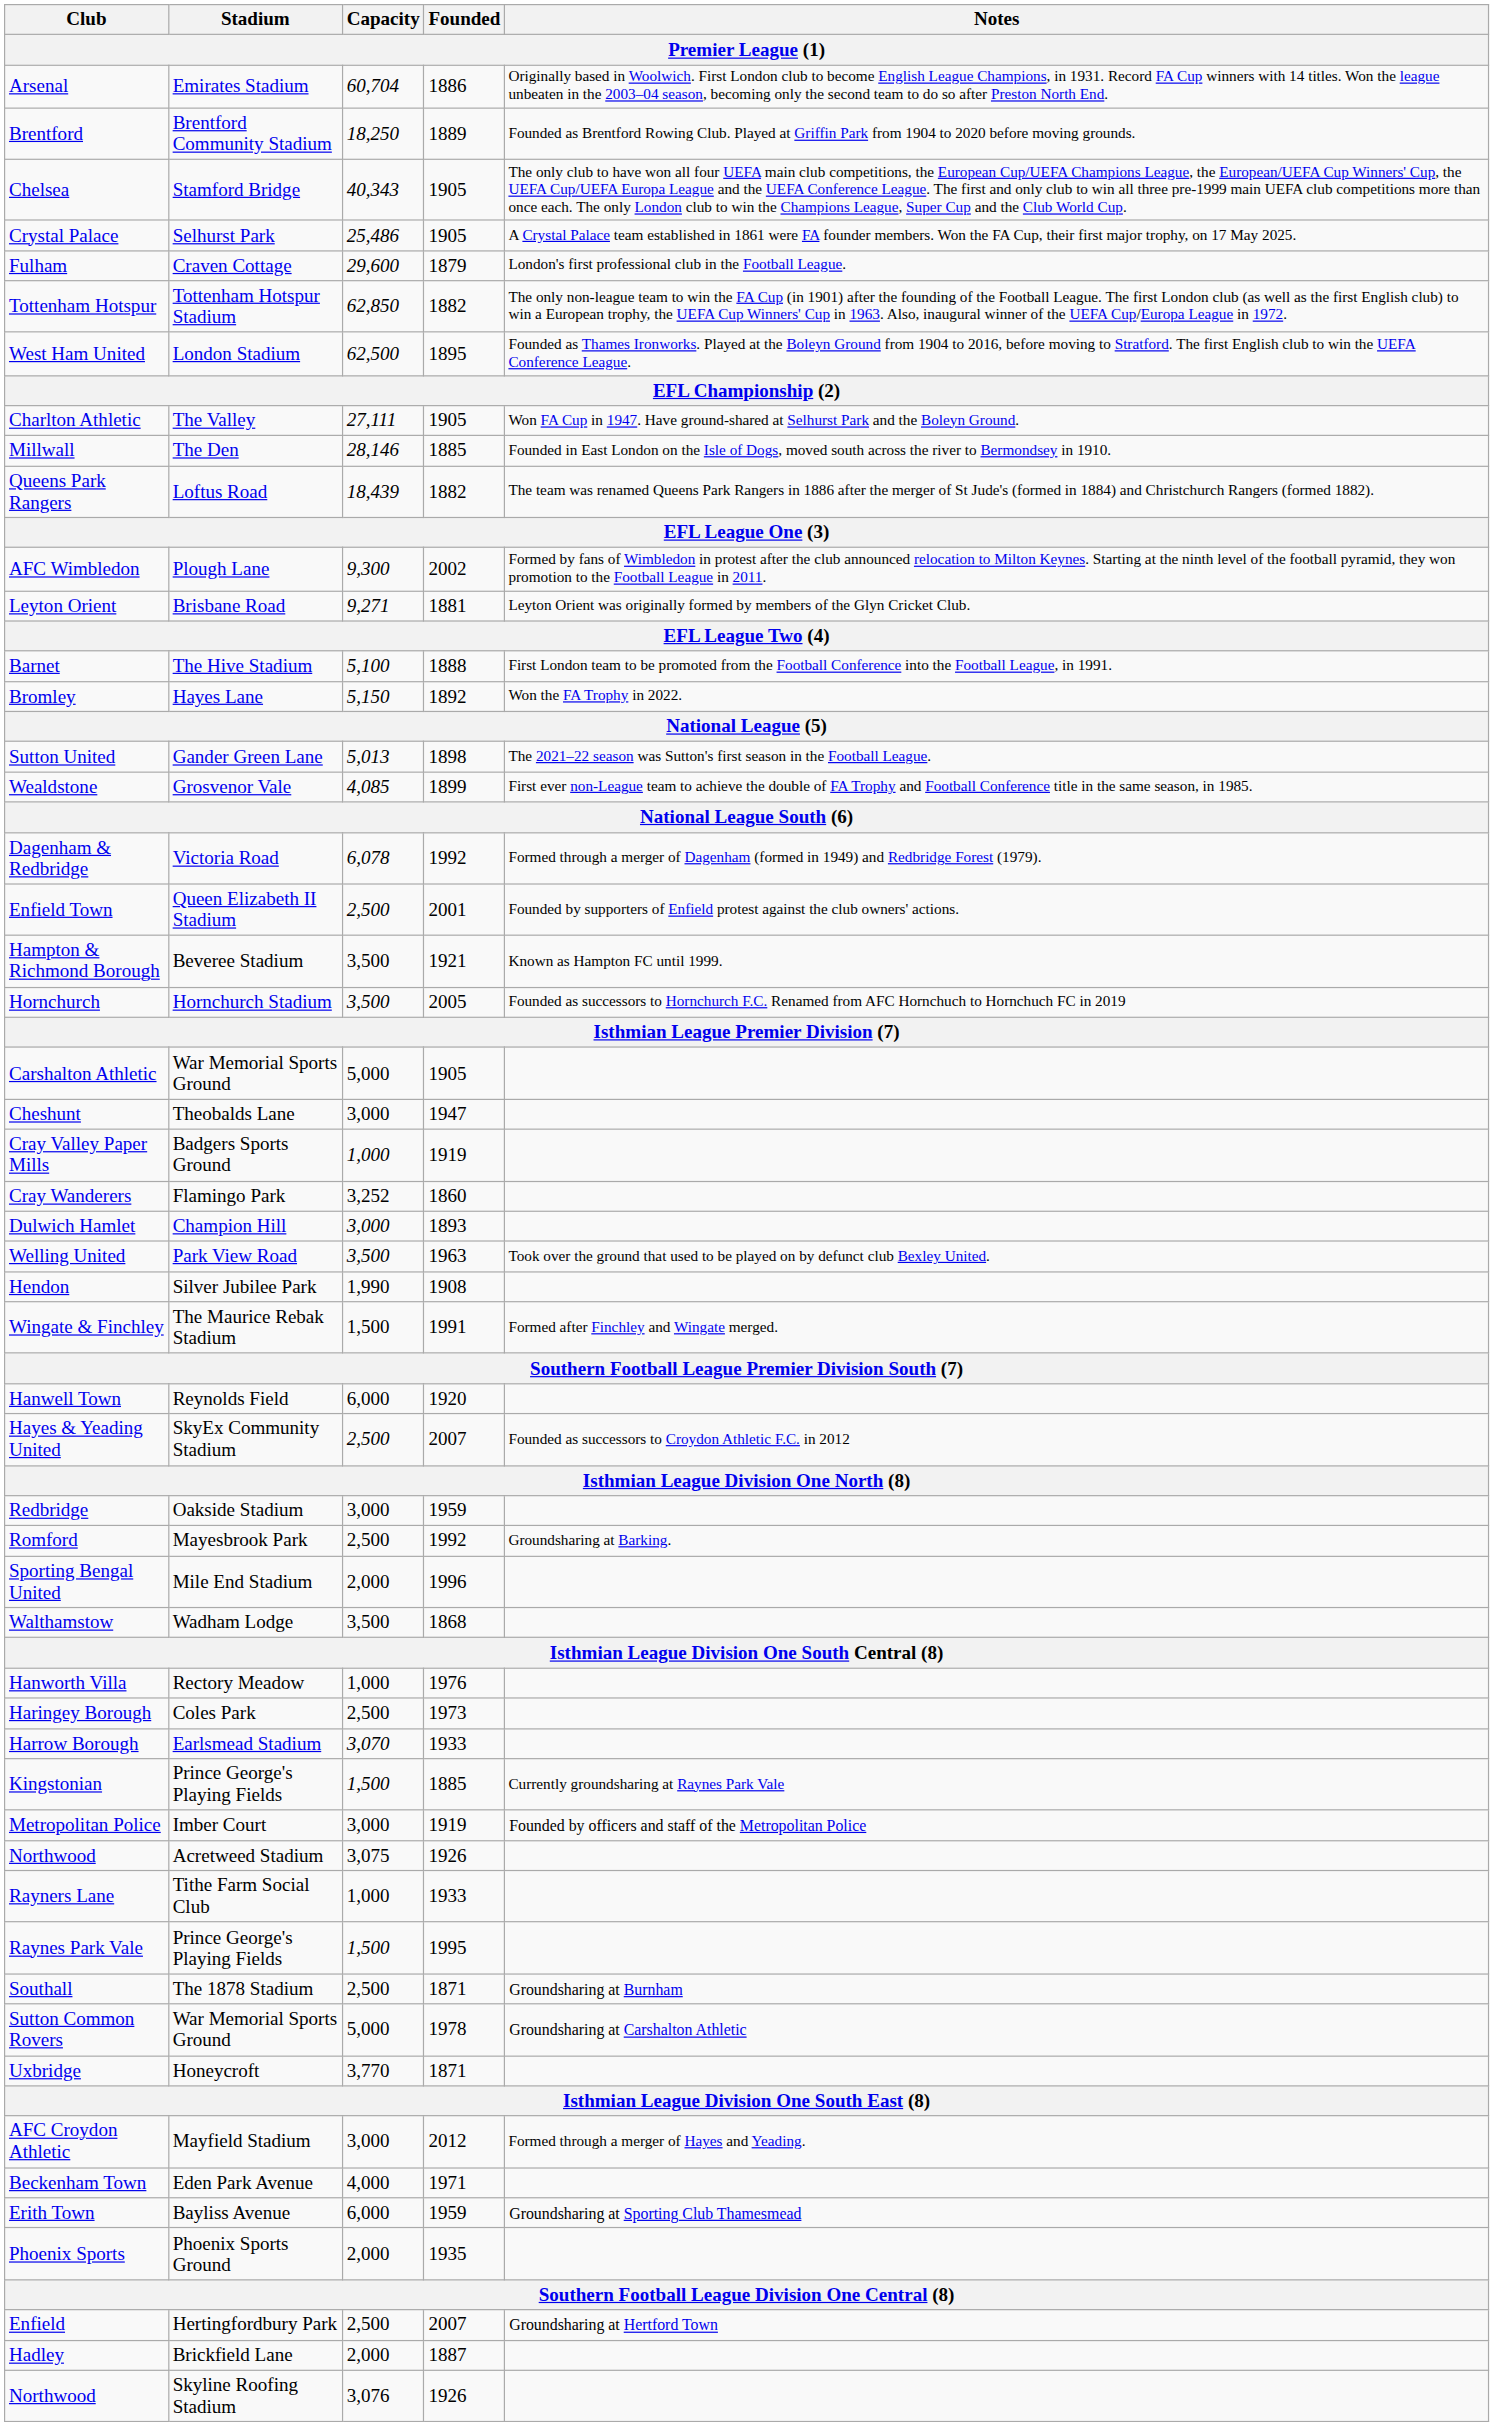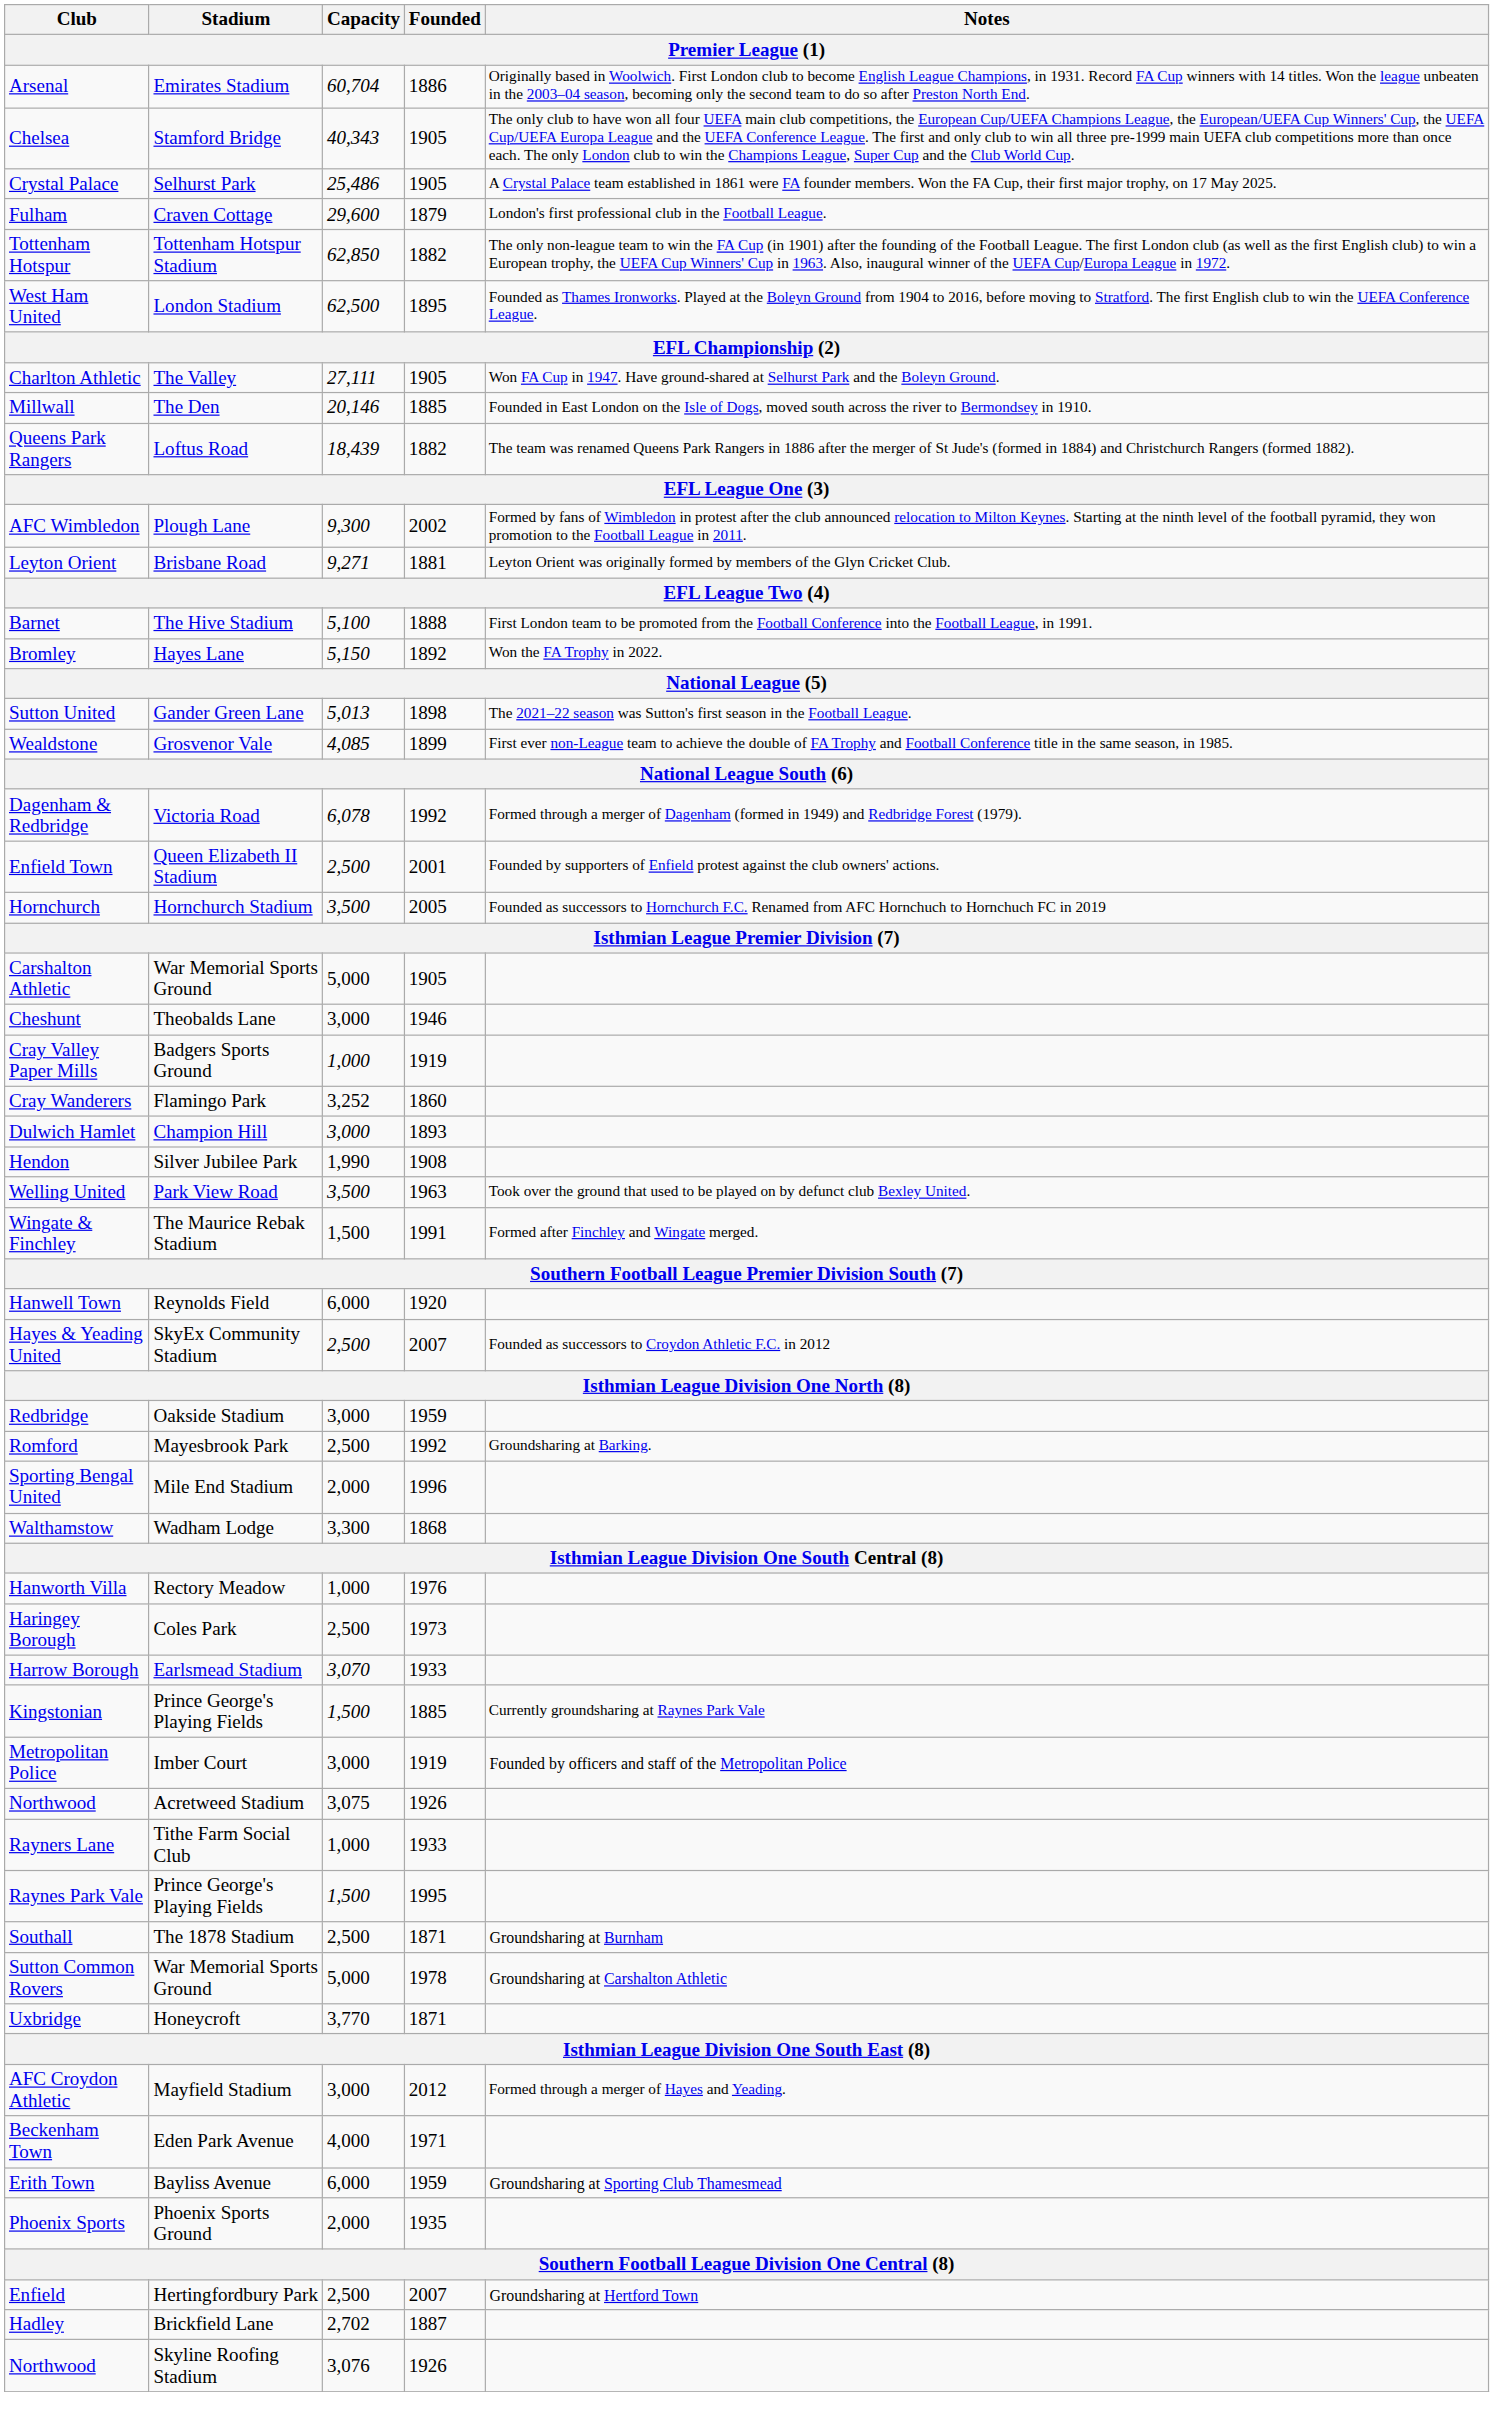- row: (46, 133)
(373, 450) 28,146 -> (353, 407) 20,146
- row: (84, 961)
(447, 1114) 1947 -> (428, 1019) 1946
rows swapped: (39, 1286) <-> (67, 1256)
(368, 1622) 3,500 -> (348, 1527) 3,300
(368, 2354) 2,000 -> (348, 2324) 2,702
